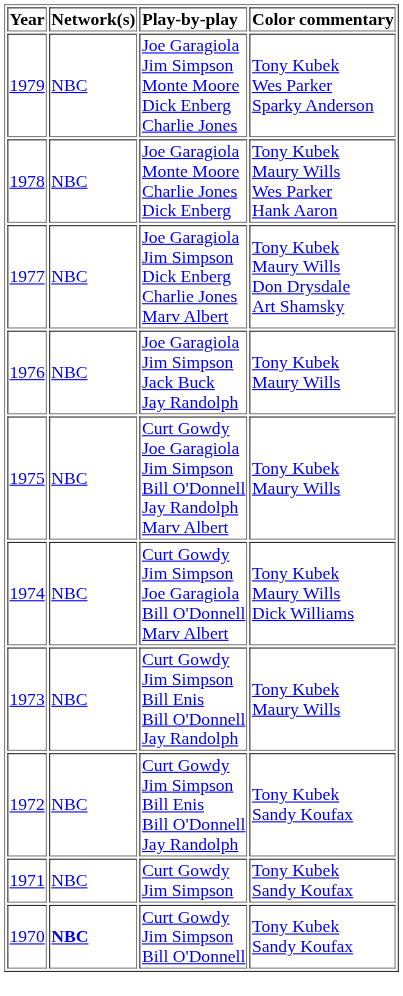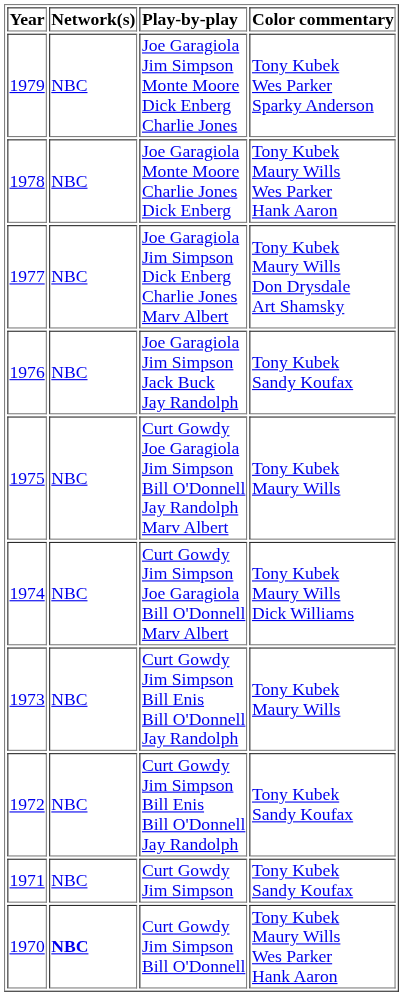(296, 372) Tony Kubek Maury Wills -> (303, 372) Tony Kubek Sandy Koufax
(303, 936) Tony Kubek Sandy Koufax -> (296, 946) Tony Kubek Maury Wills Wes Parker Hank Aaron
